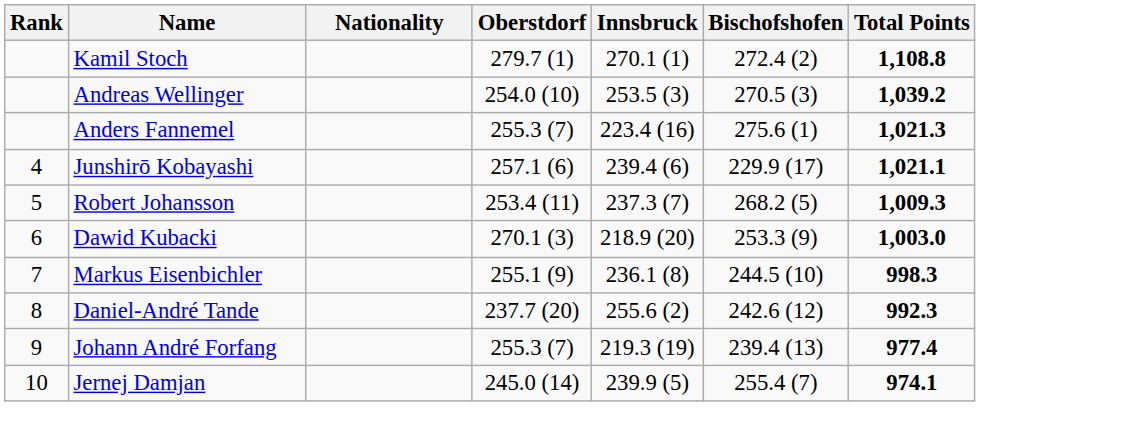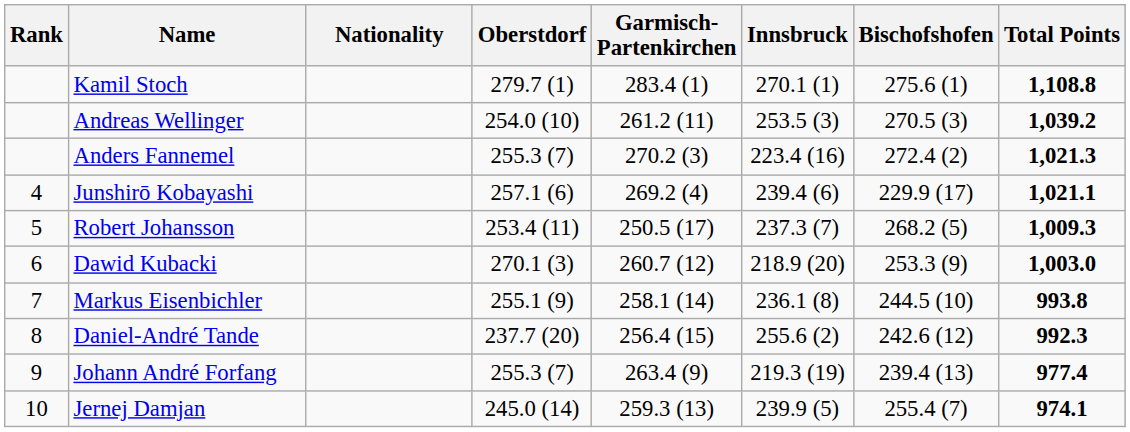+ column: (667, 35)
(776, 58) 272.4 (2) -> (926, 84) 275.6 (1)
(776, 130) 275.6 (1) -> (926, 156) 272.4 (2)
(912, 274) 998.3 -> (1062, 300) 993.8
